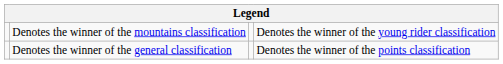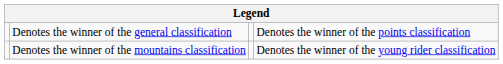rows swapped: (122, 50) <-> (129, 31)
